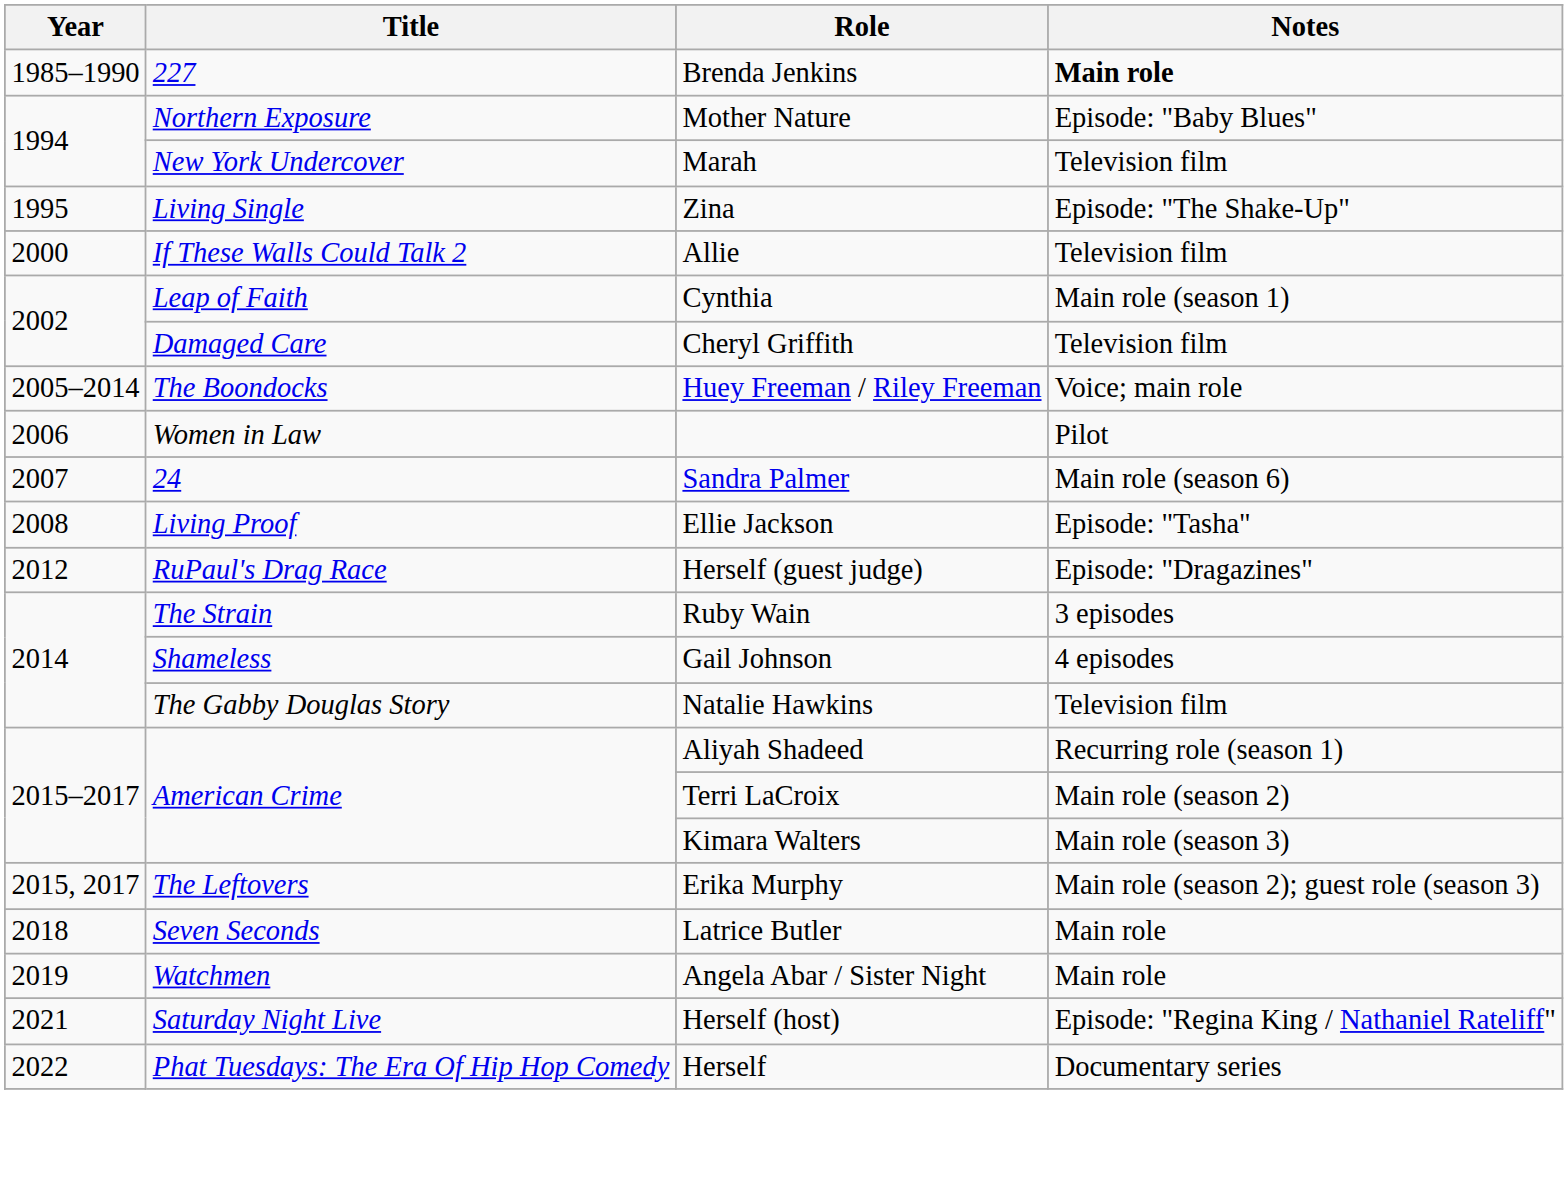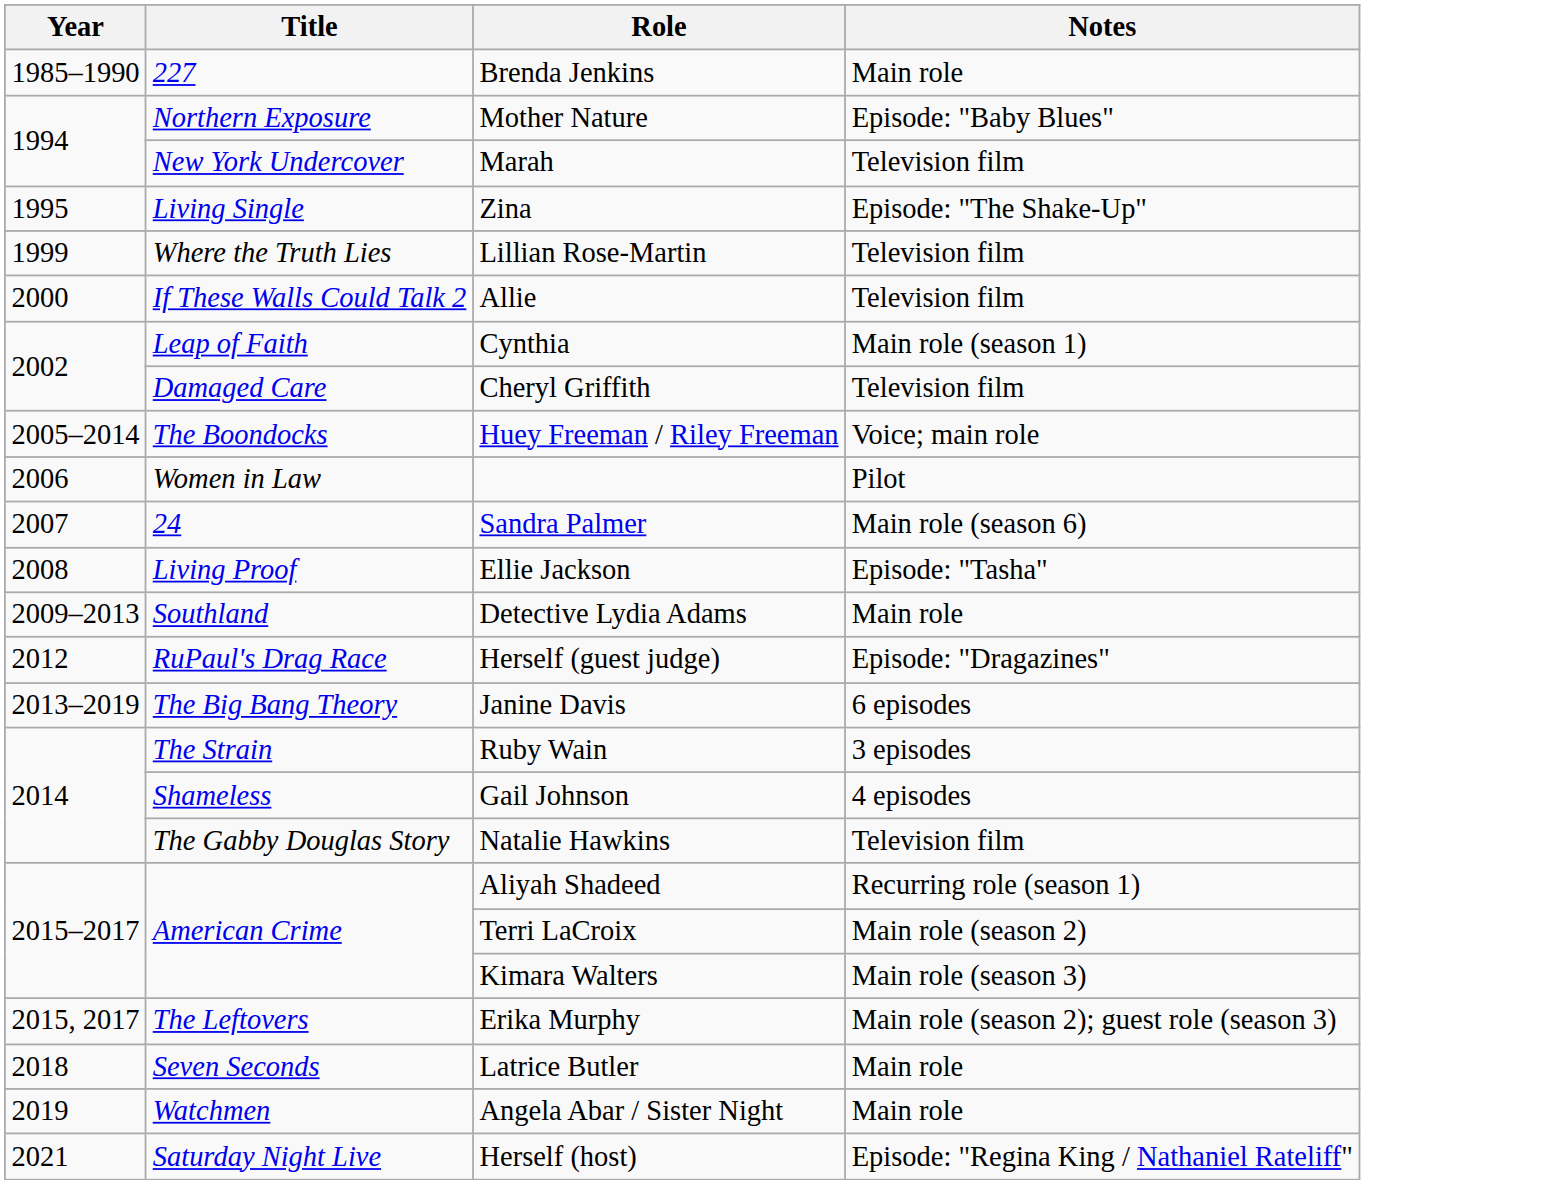(1114, 72) bold -> (907, 72) normal
+ row: (593, 252)
+ row: (613, 614)
+ row: (553, 704)
- row: (724, 1065)
